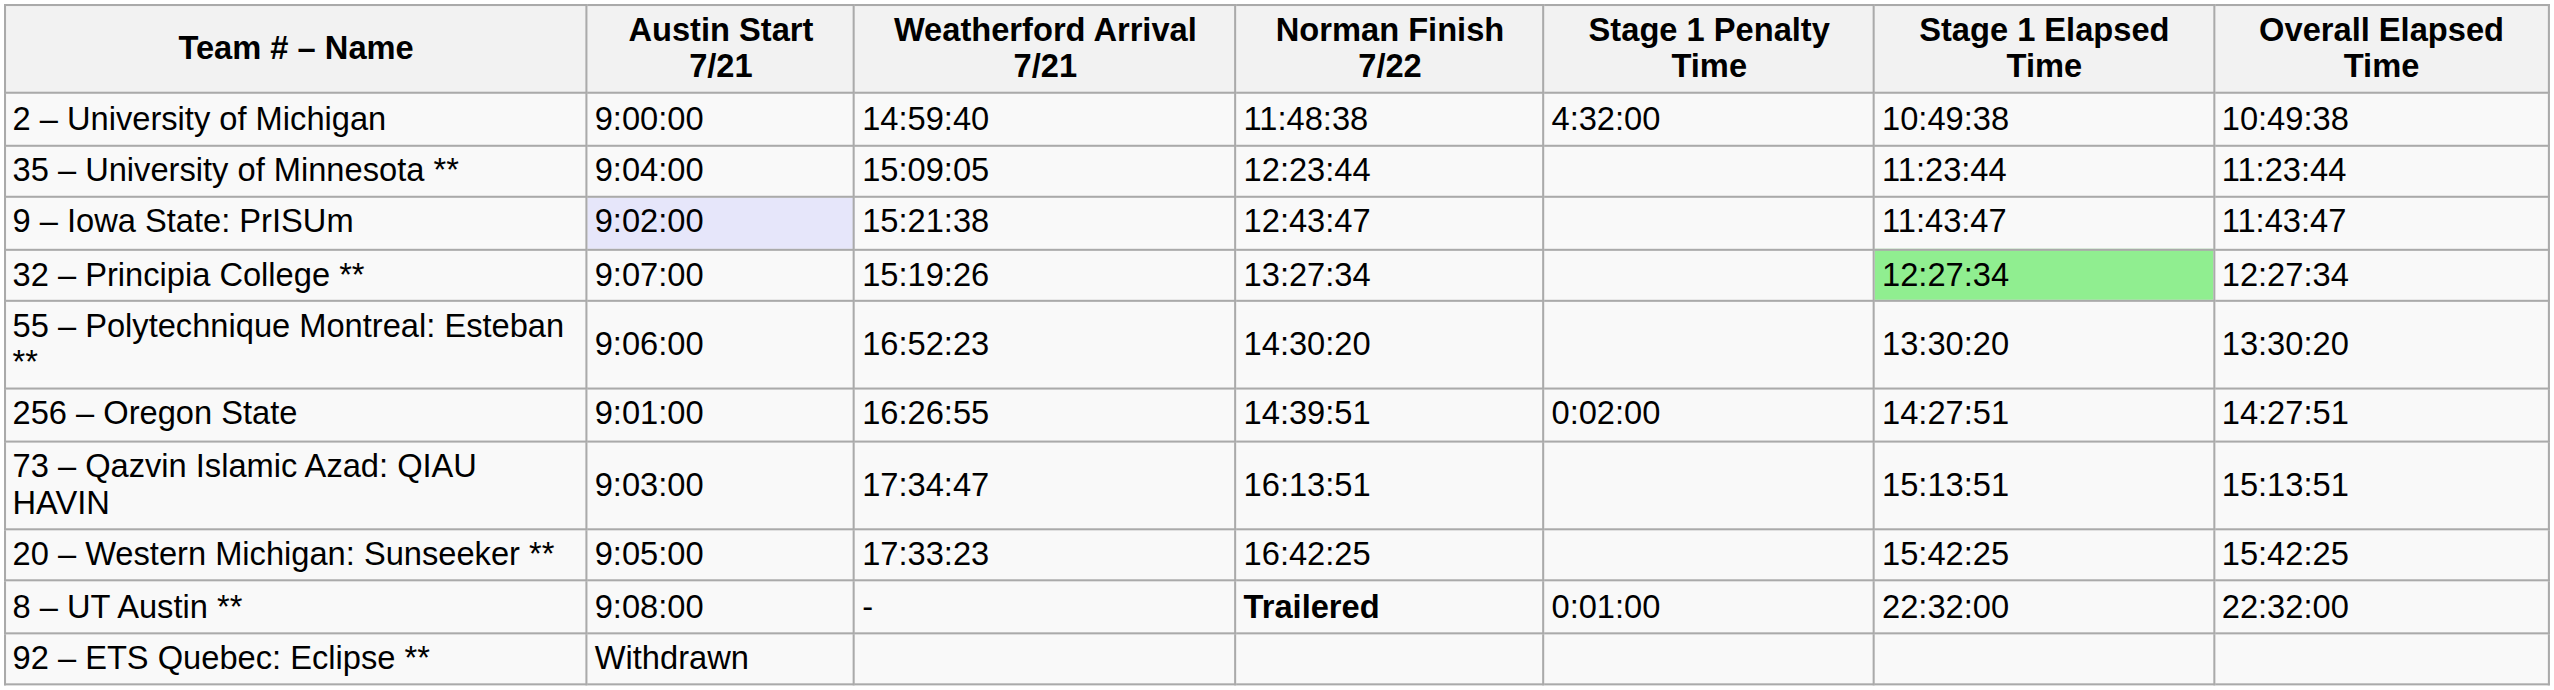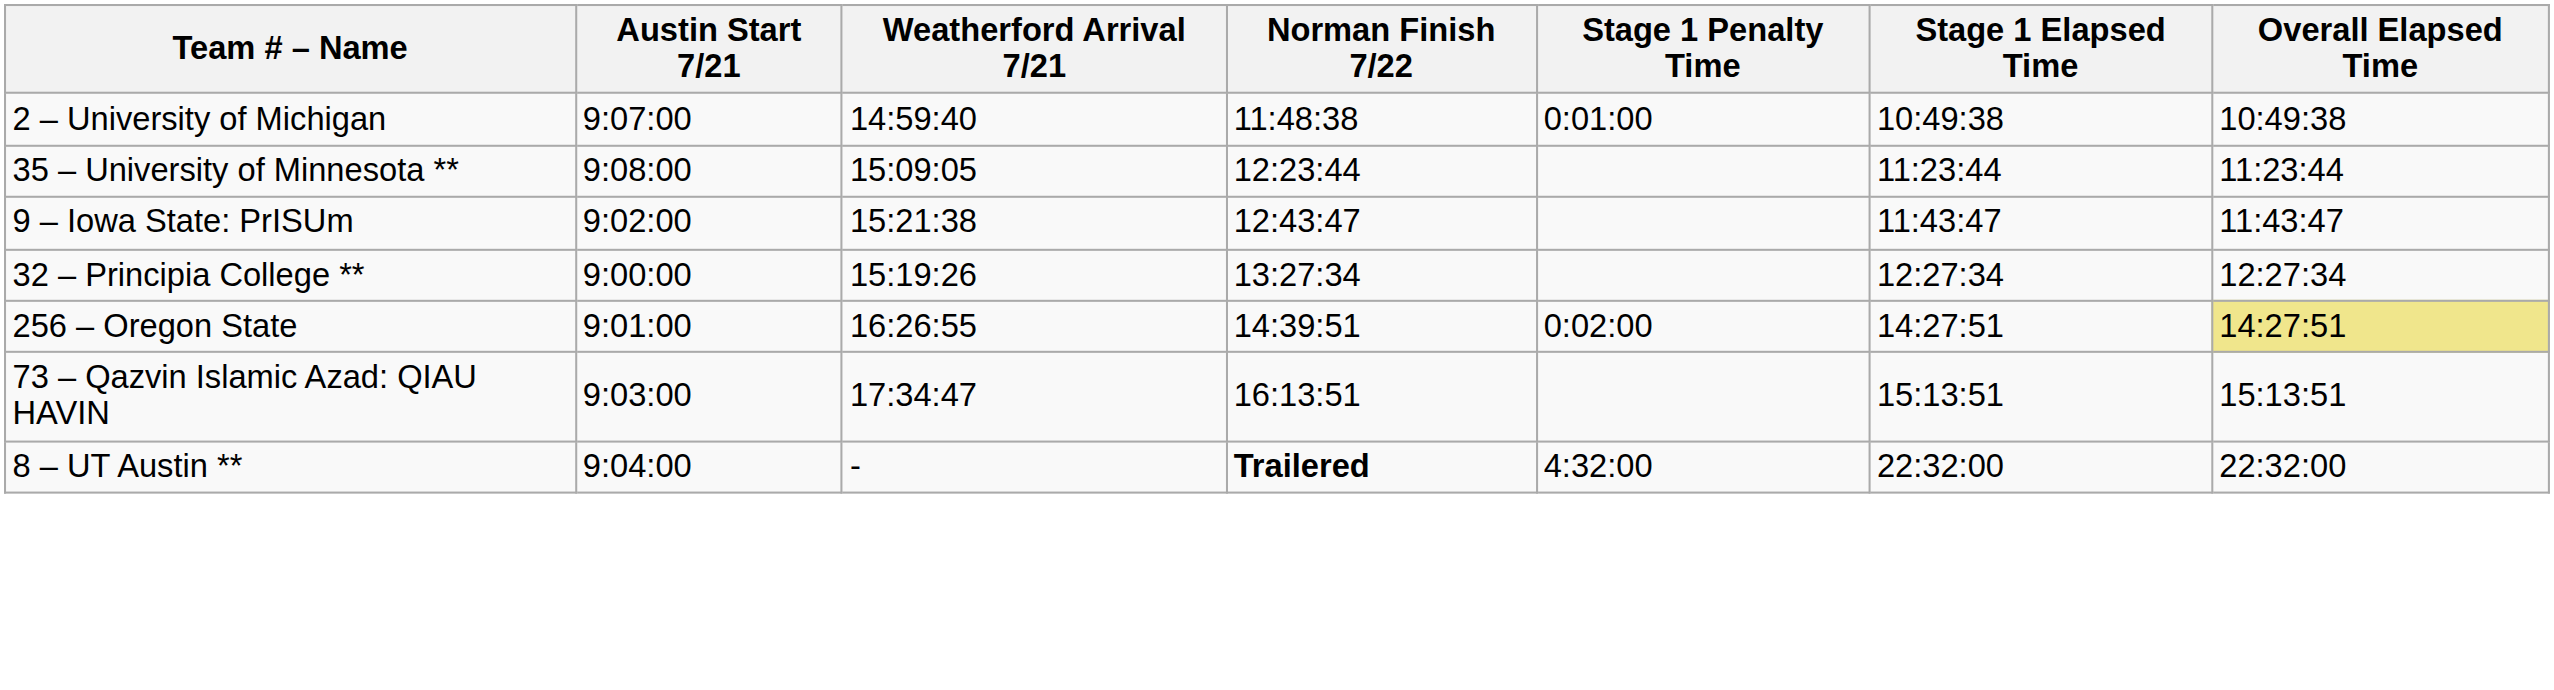(649, 118) 9:00:00 -> (637, 118) 9:07:00
(1606, 118) 4:32:00 -> (1598, 118) 0:01:00
(649, 170) 9:04:00 -> (637, 170) 9:08:00
(649, 222) lavender background -> (637, 222) no background
(649, 274) 9:07:00 -> (637, 274) 9:00:00
(1946, 274) lightgreen background -> (1940, 274) no background
- row: (288, 344)
(2285, 414) no background -> (2283, 325) khaki background
- row: (283, 554)
(649, 606) 9:08:00 -> (637, 466) 9:04:00
(1606, 606) 0:01:00 -> (1598, 466) 4:32:00
- row: (221, 658)
